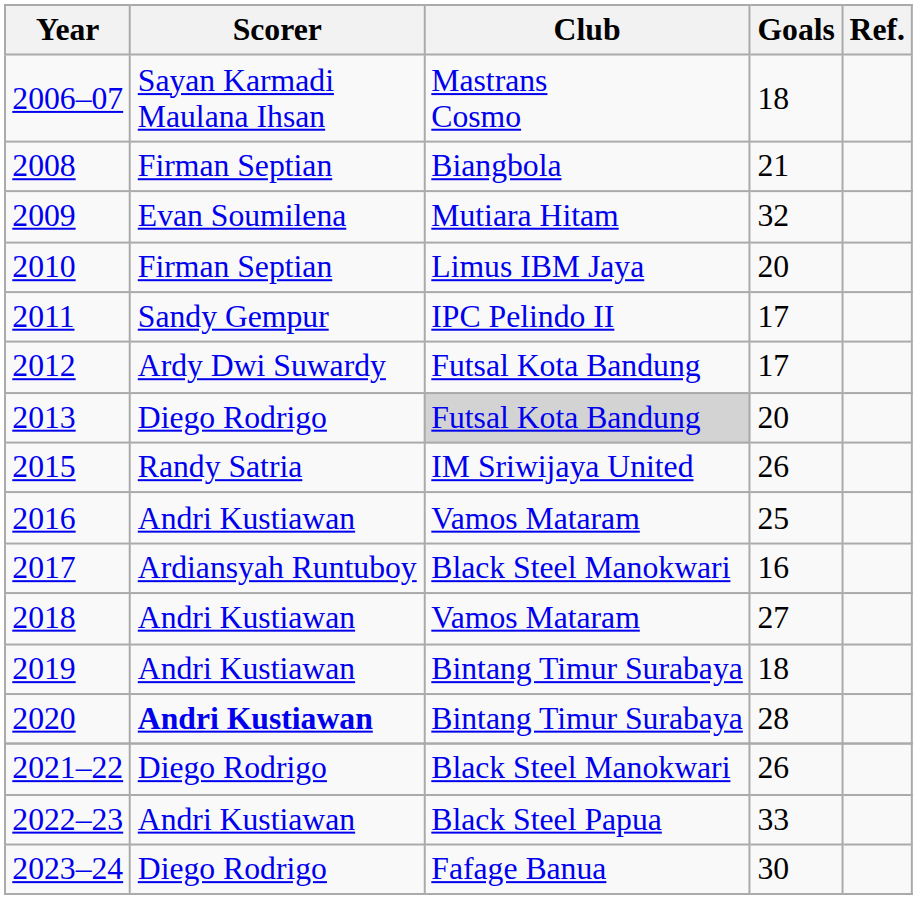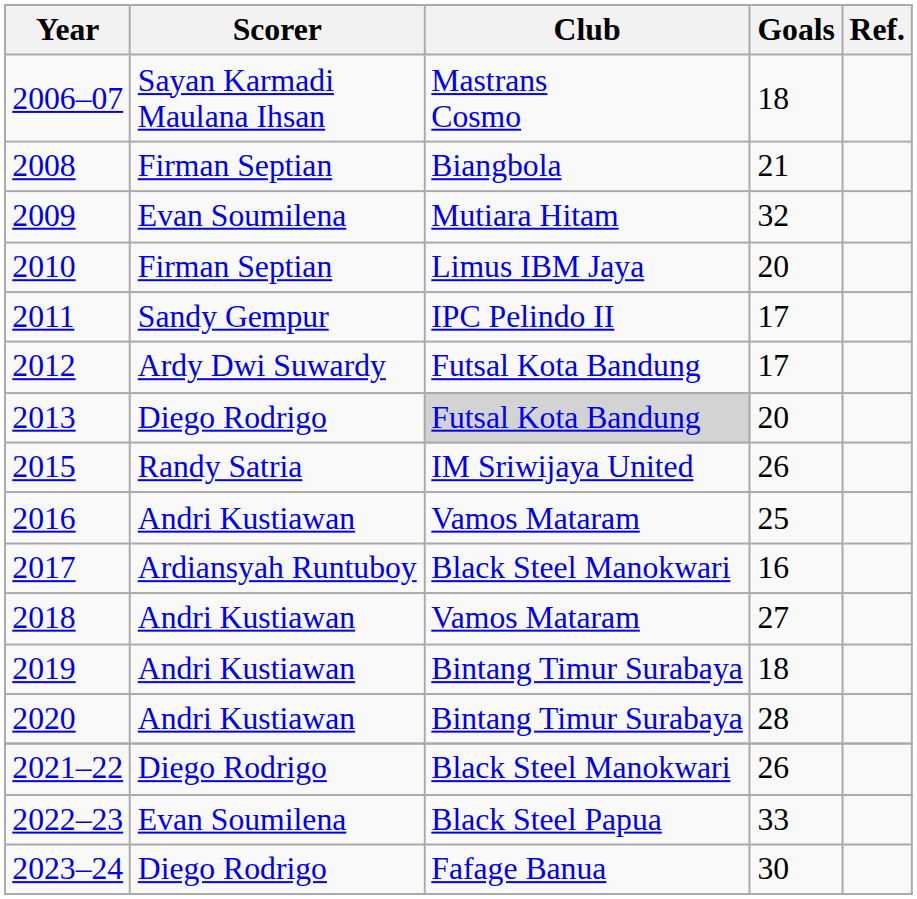(255, 718) bold -> (246, 718) normal
(246, 818) Andri Kustiawan -> (242, 818) Evan Soumilena
